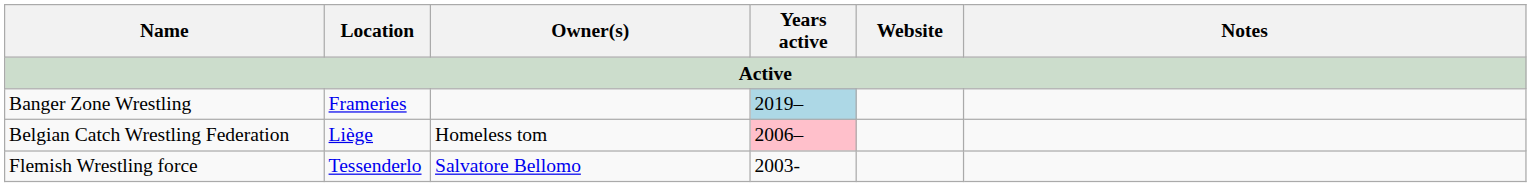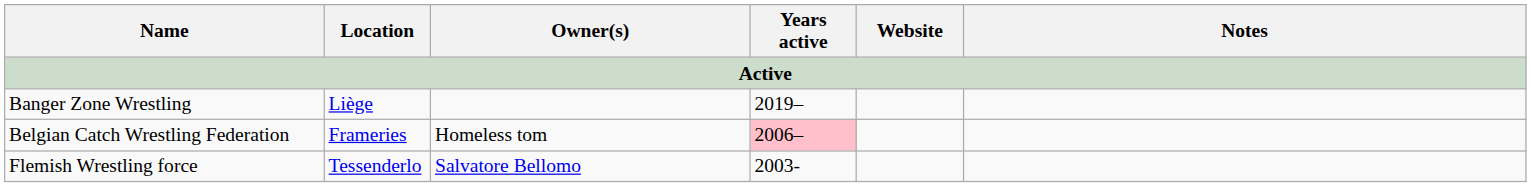(368, 103) Frameries -> (351, 103) Liège
(779, 103) lightblue background -> (779, 103) no background
(351, 134) Liège -> (368, 134) Frameries
